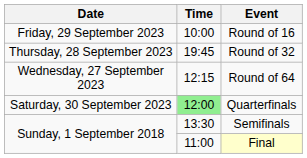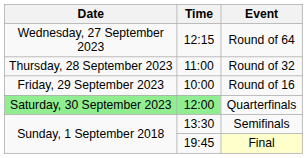rows swapped: (262, 78) <-> (262, 33)
(199, 52) 19:45 -> (199, 66) 11:00
(91, 104) no background -> (91, 104) lightgreen background
(199, 143) 11:00 -> (199, 143) 19:45
